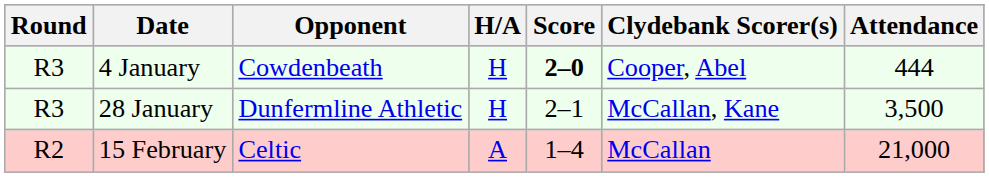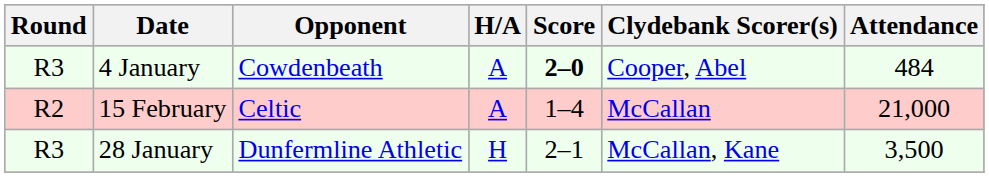(498, 66) H -> (498, 66) A
(914, 66) 444 -> (914, 66) 484
rows swapped: (156, 108) <-> (163, 150)
